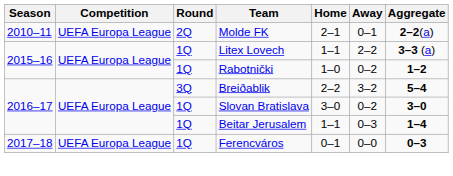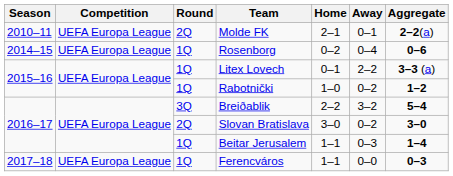+ row: (247, 50)
(331, 50) 1–1 -> (331, 69) 0–1
(184, 106) 1Q -> (184, 124) 2Q
(331, 143) 0–1 -> (331, 161) 1–1
